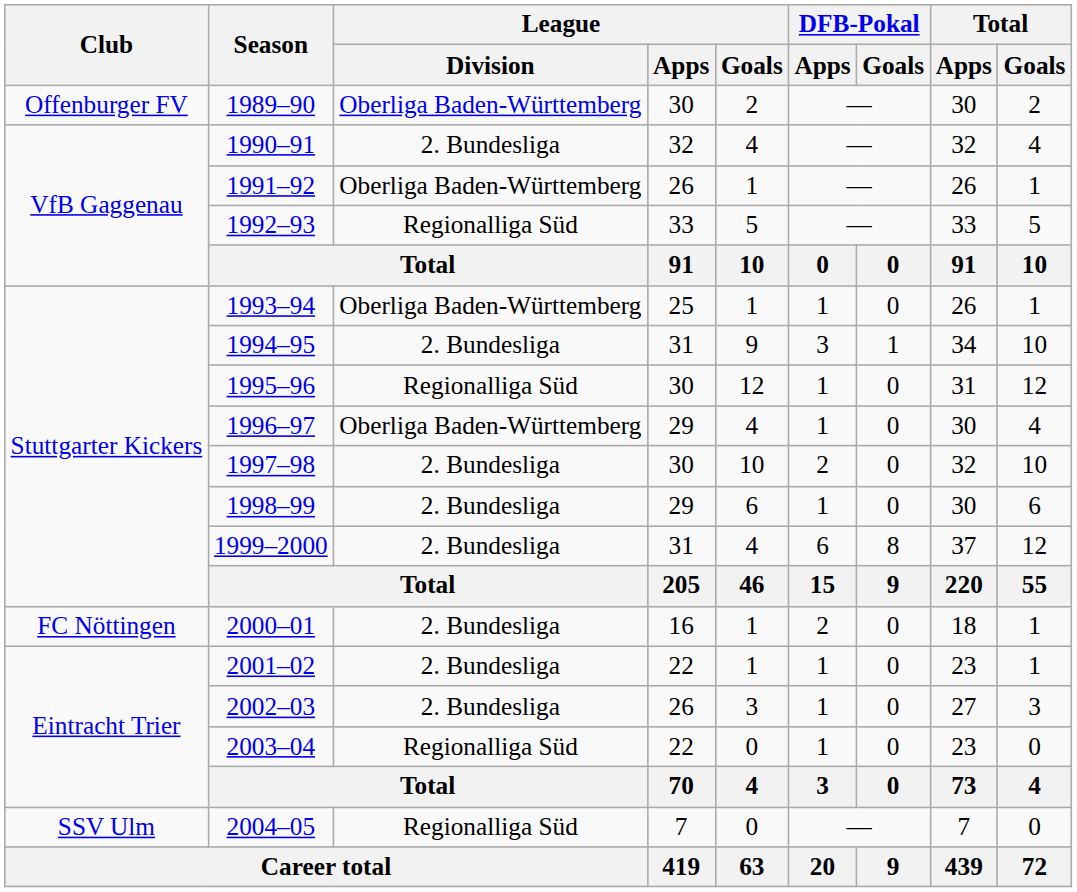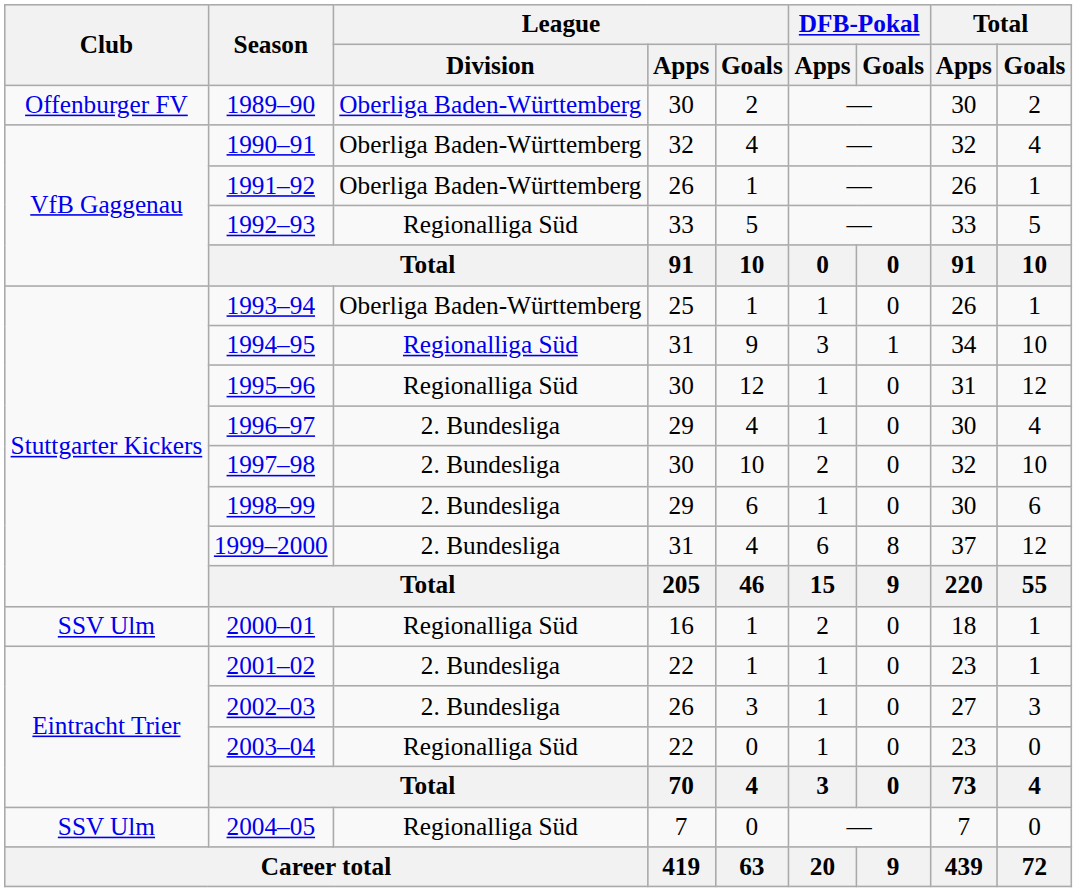(490, 144) 2. Bundesliga -> (490, 144) Oberliga Baden-Württemberg
(490, 345) 2. Bundesliga -> (490, 345) Regionalliga Süd
(490, 425) Oberliga Baden-Württemberg -> (490, 425) 2. Bundesliga
(106, 625) FC Nöttingen -> (106, 625) SSV Ulm
(490, 625) 2. Bundesliga -> (490, 625) Regionalliga Süd
